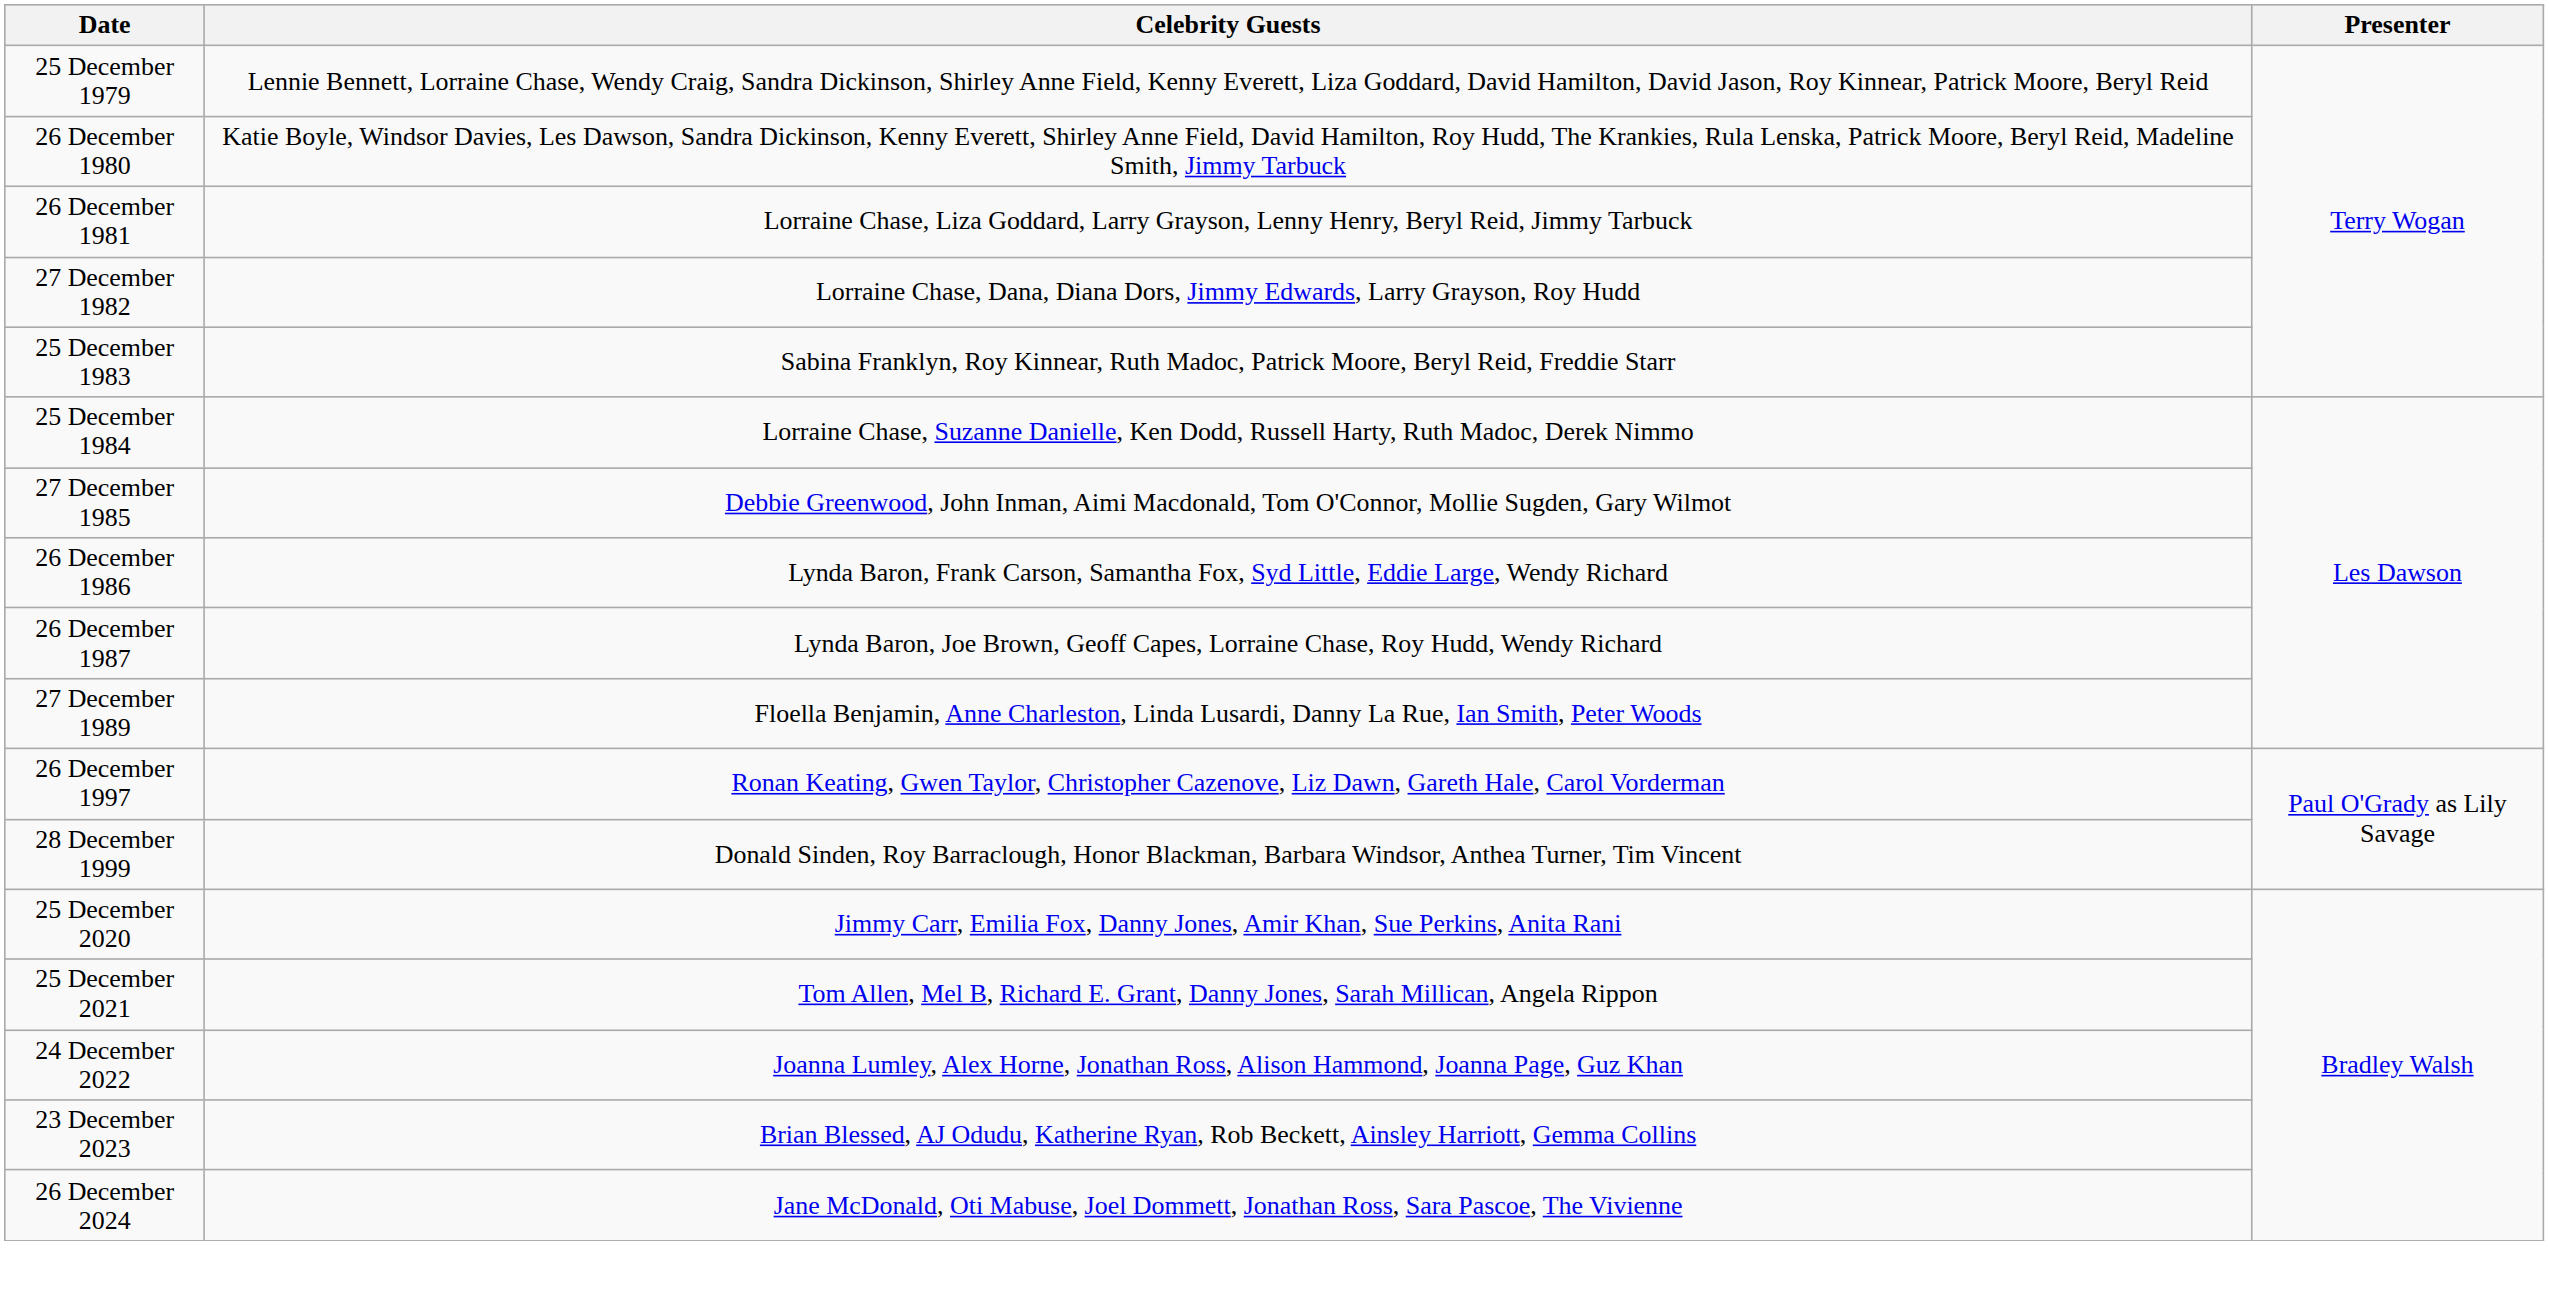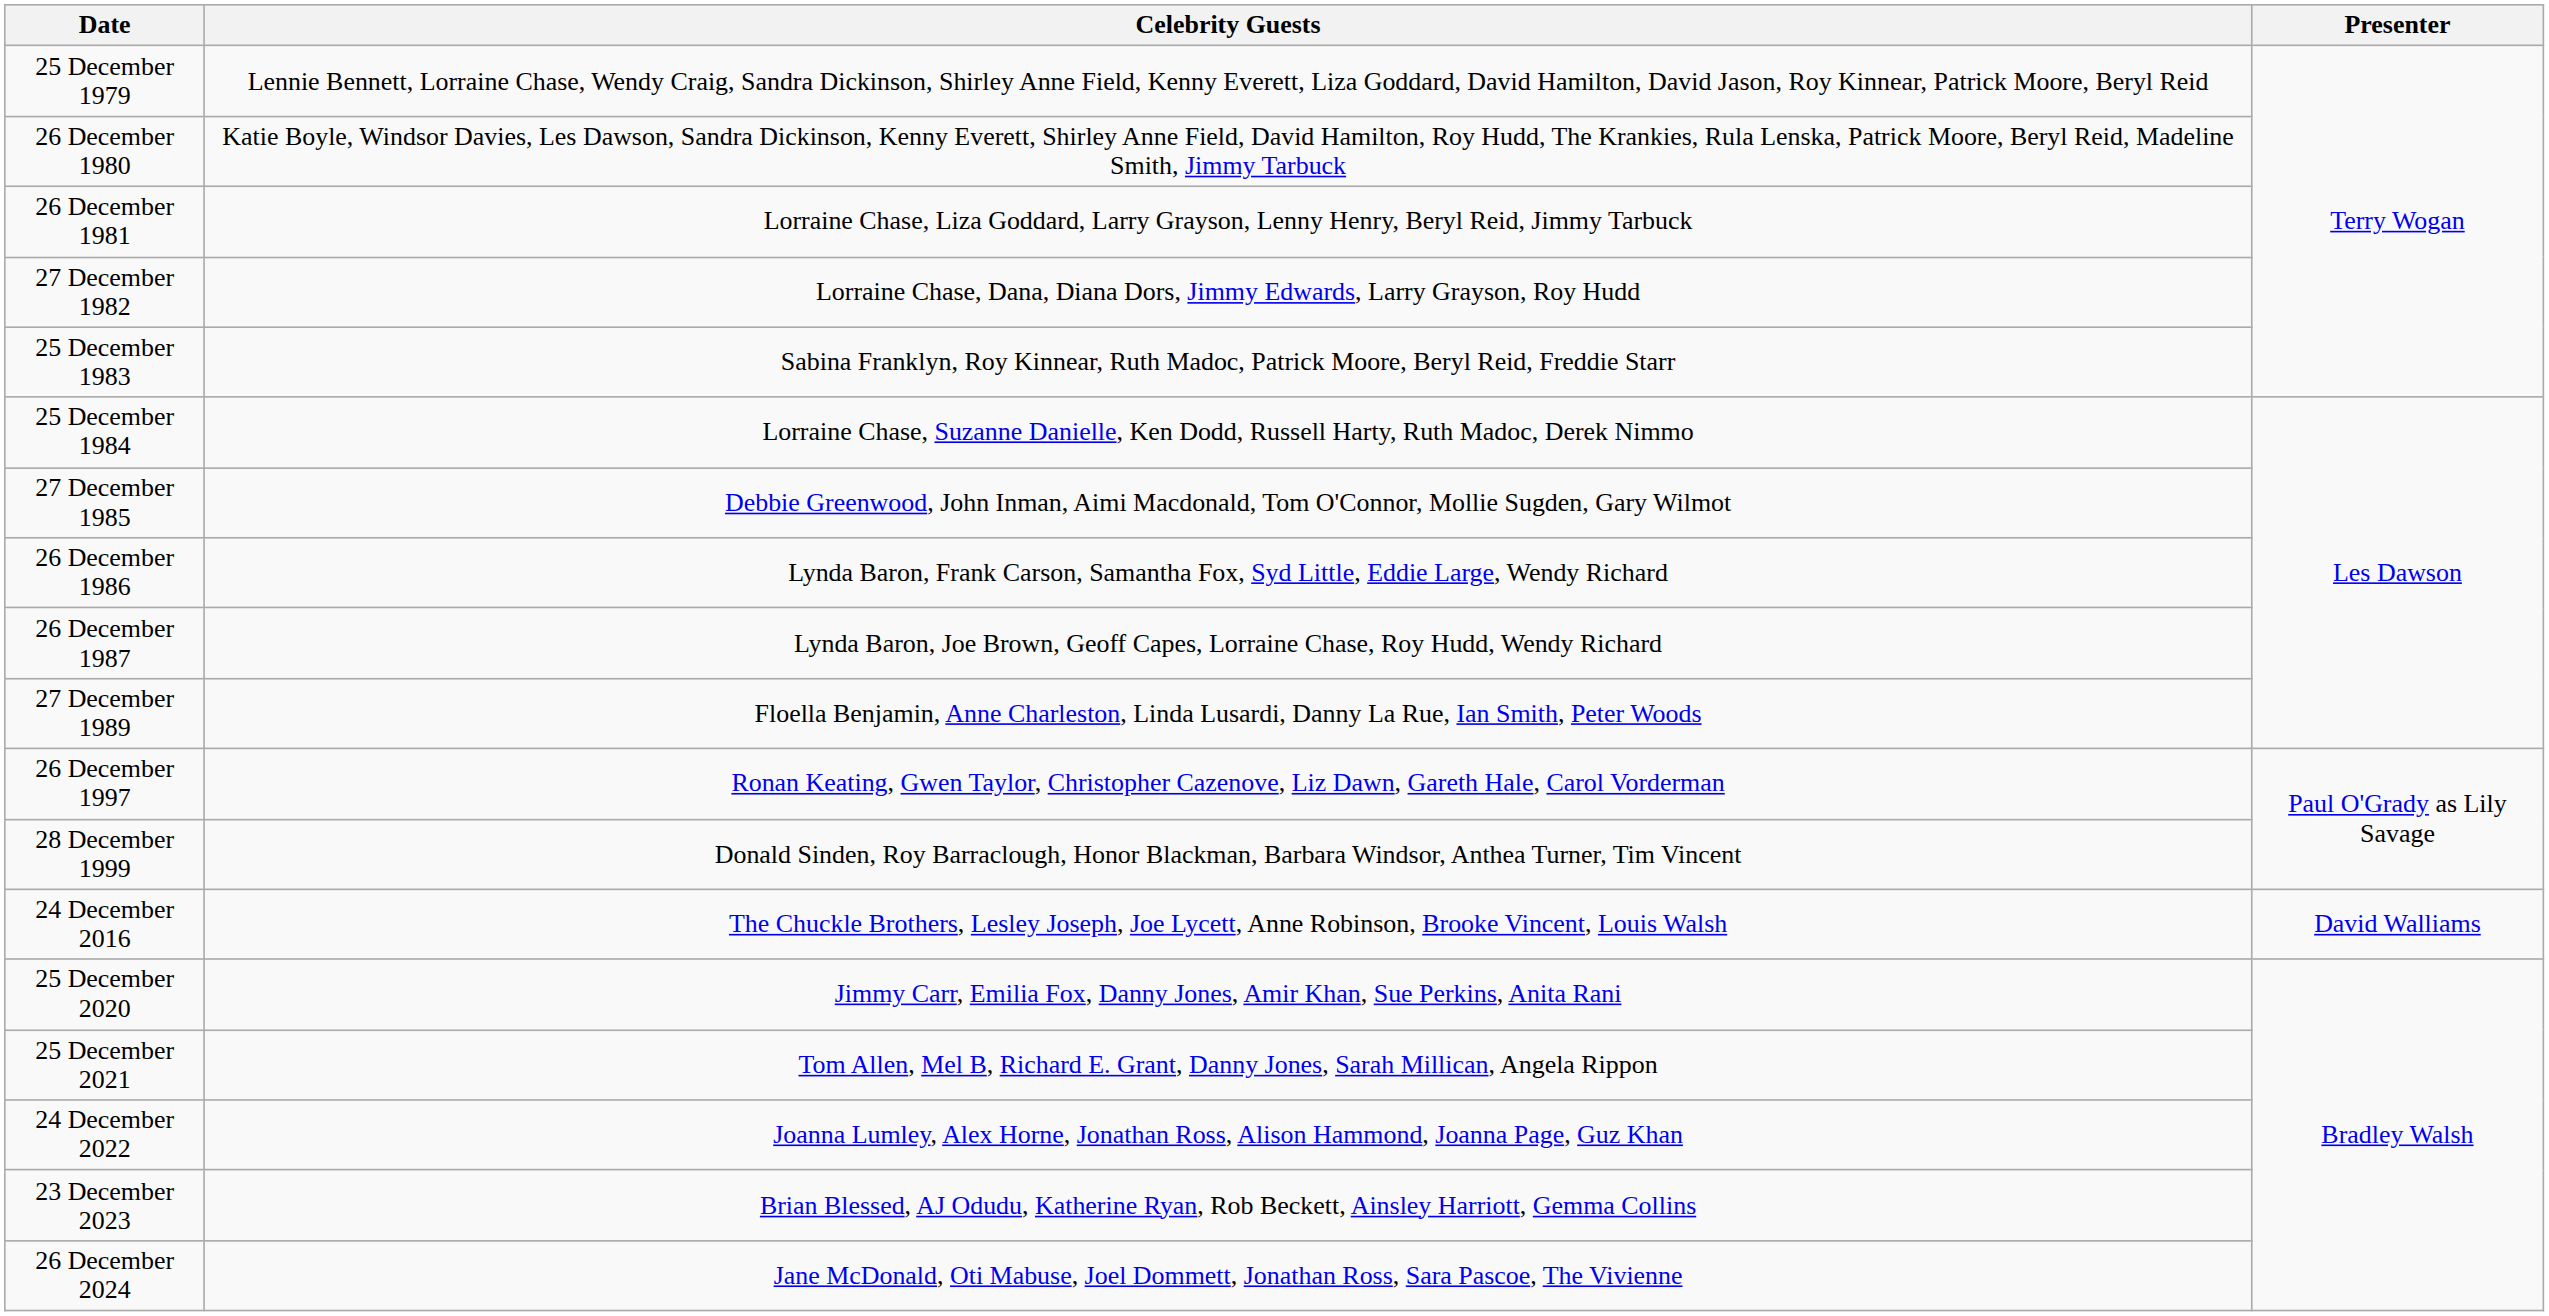+ row: (105, 923)
